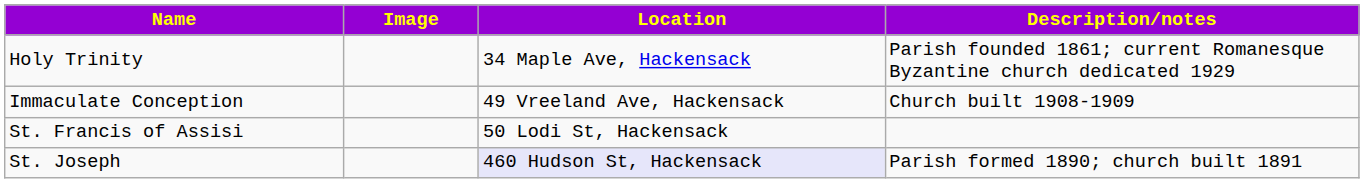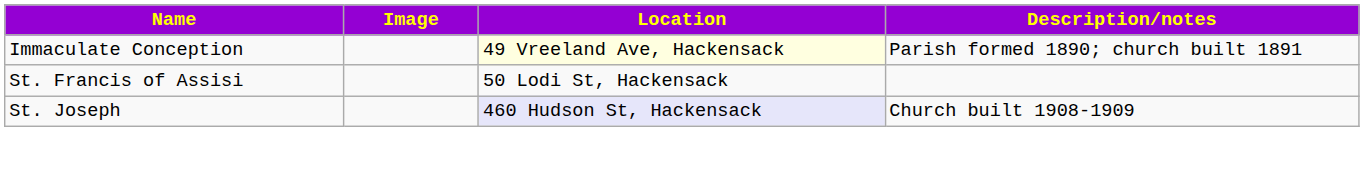- row: (76, 61)
(634, 102) no background -> (634, 50) lightyellow background
(1012, 102) Church built 1908-1909 -> (1096, 50) Parish formed 1890; church built 1891
(1096, 163) Parish formed 1890; church built 1891 -> (1012, 111) Church built 1908-1909
